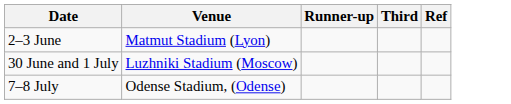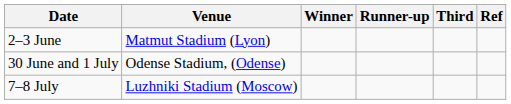+ column: (329, 16)
(211, 63) Luzhniki Stadium (Moscow) -> (205, 63) Odense Stadium, (Odense)
(205, 87) Odense Stadium, (Odense) -> (211, 87) Luzhniki Stadium (Moscow)
